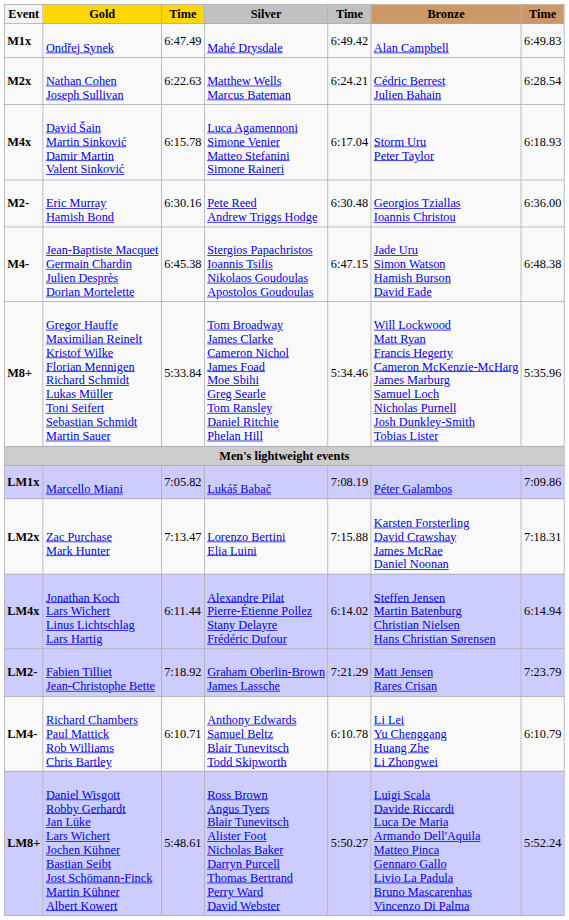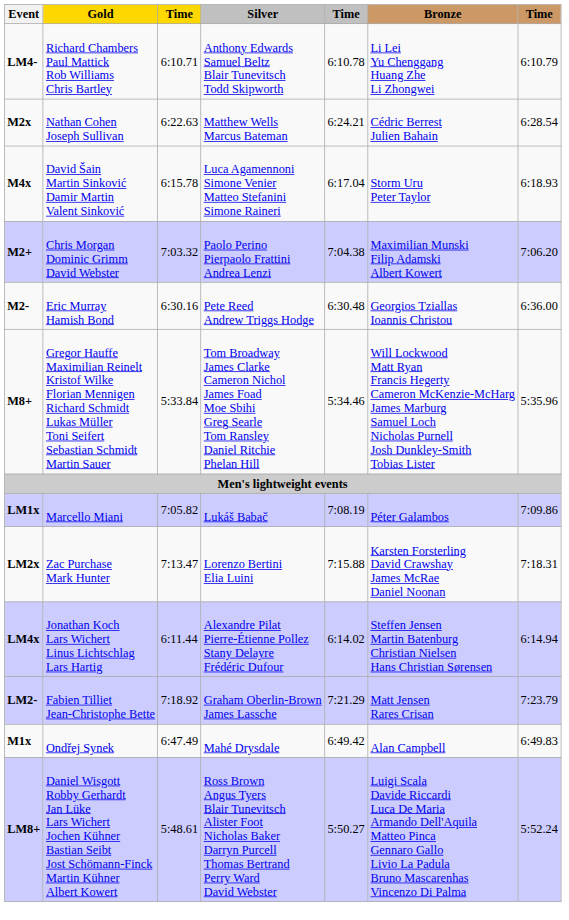rows swapped: (19, 40) <-> (22, 733)
+ row: (20, 251)
- row: (18, 264)
